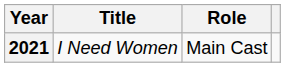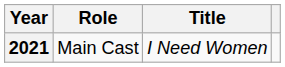columns swapped: (118, 18) <-> (227, 18)
